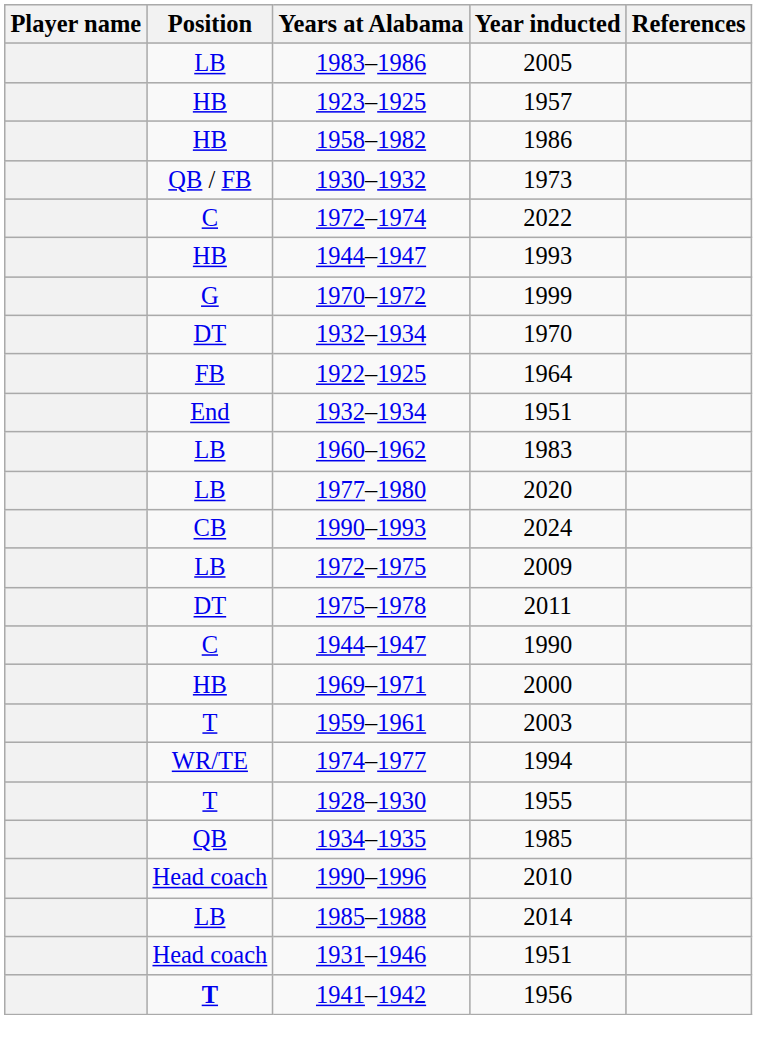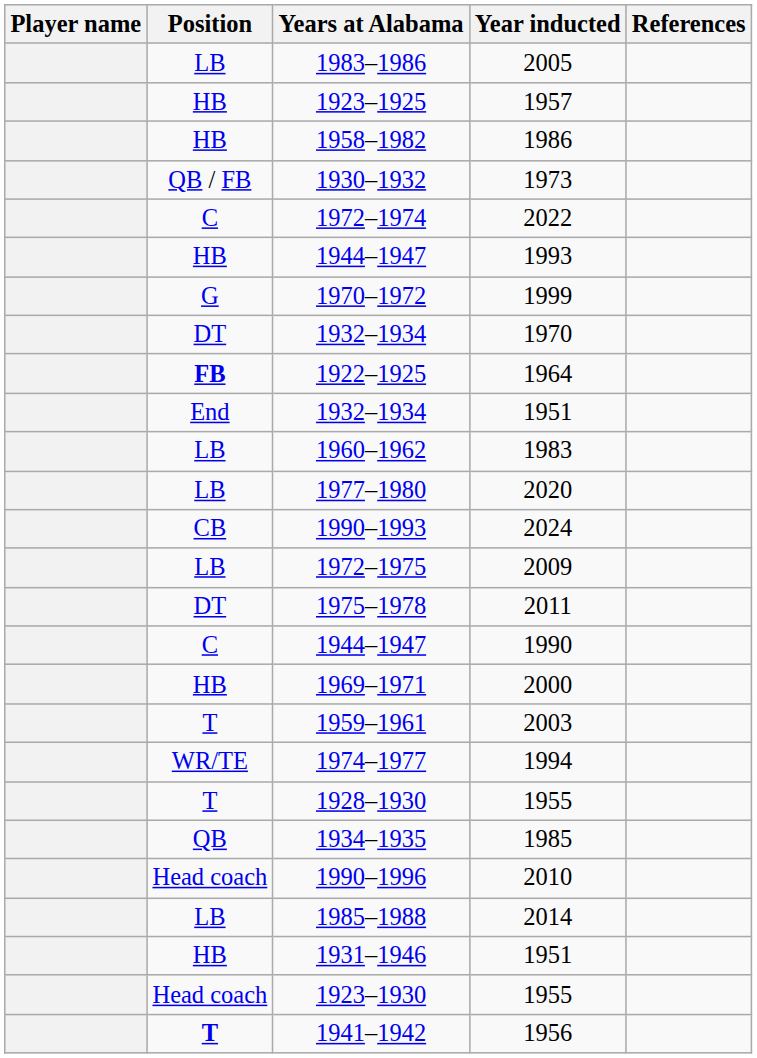(210, 373) normal -> (210, 373) bold
(210, 955) Head coach -> (210, 955) HB
+ row: (371, 994)
